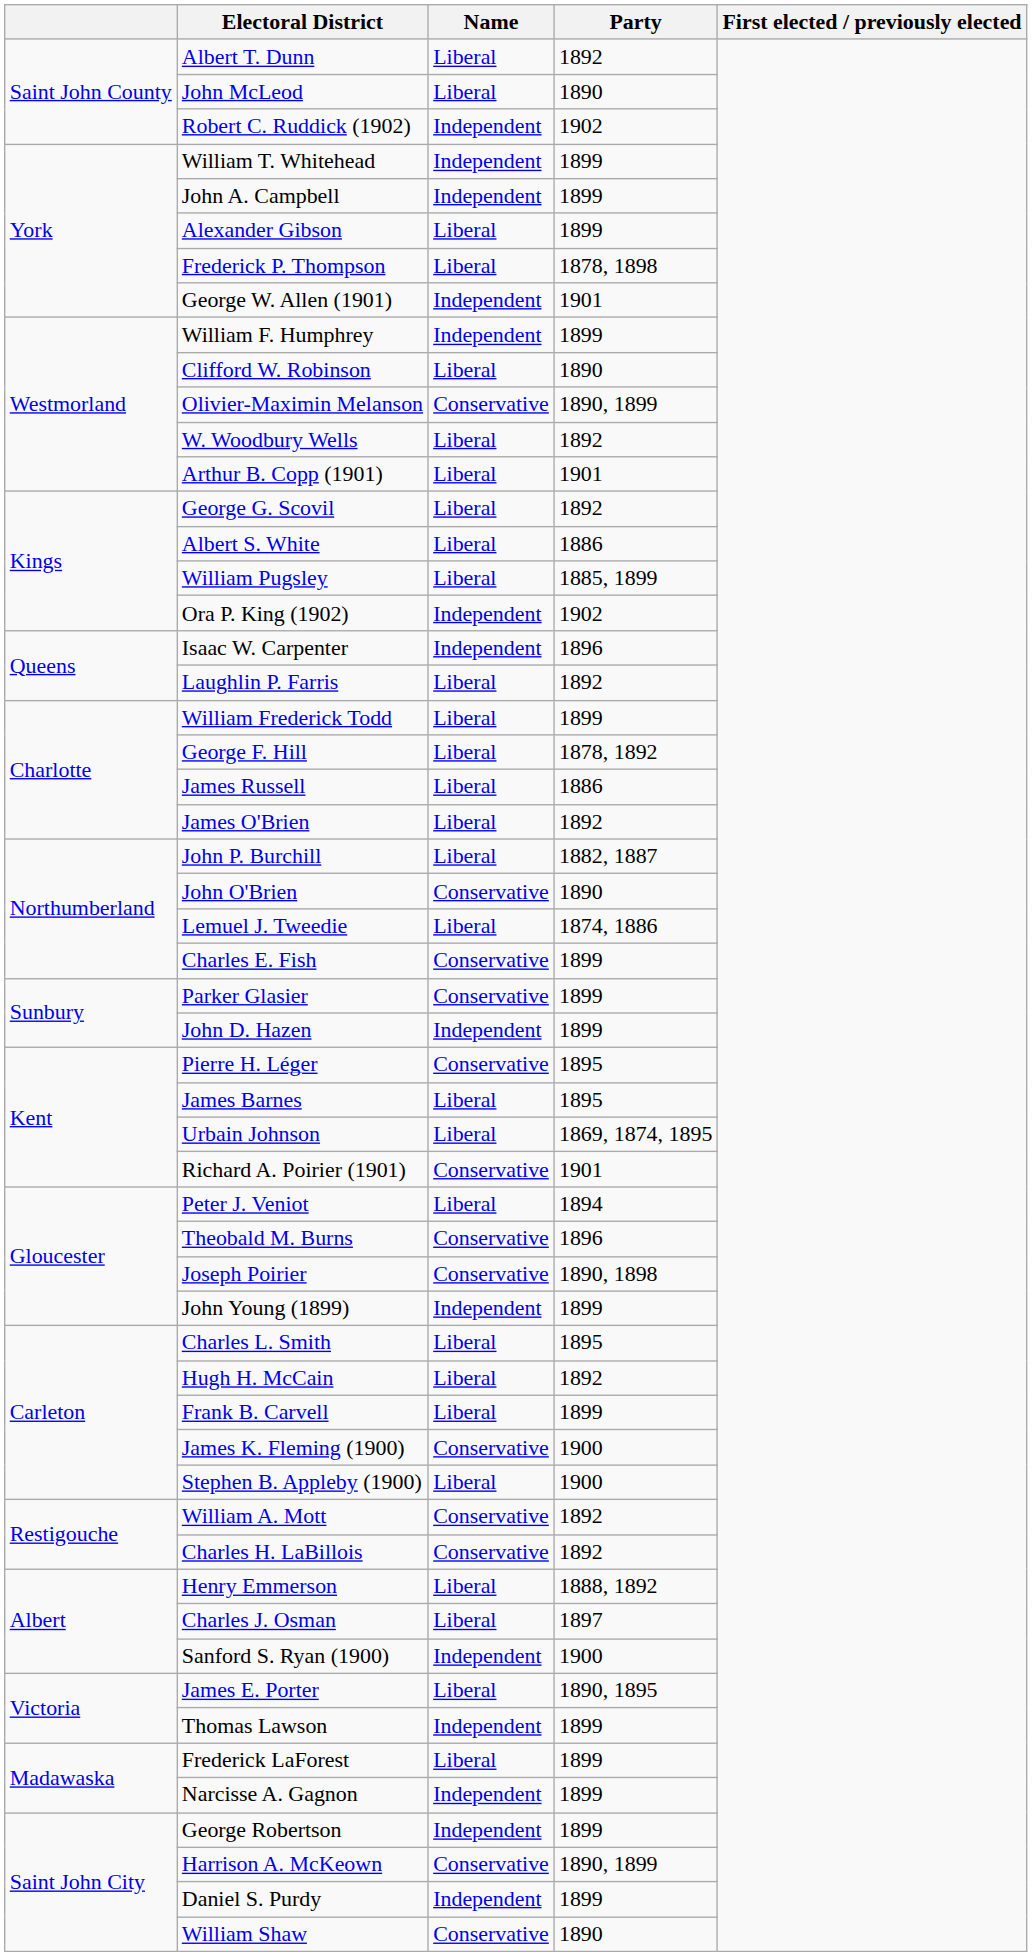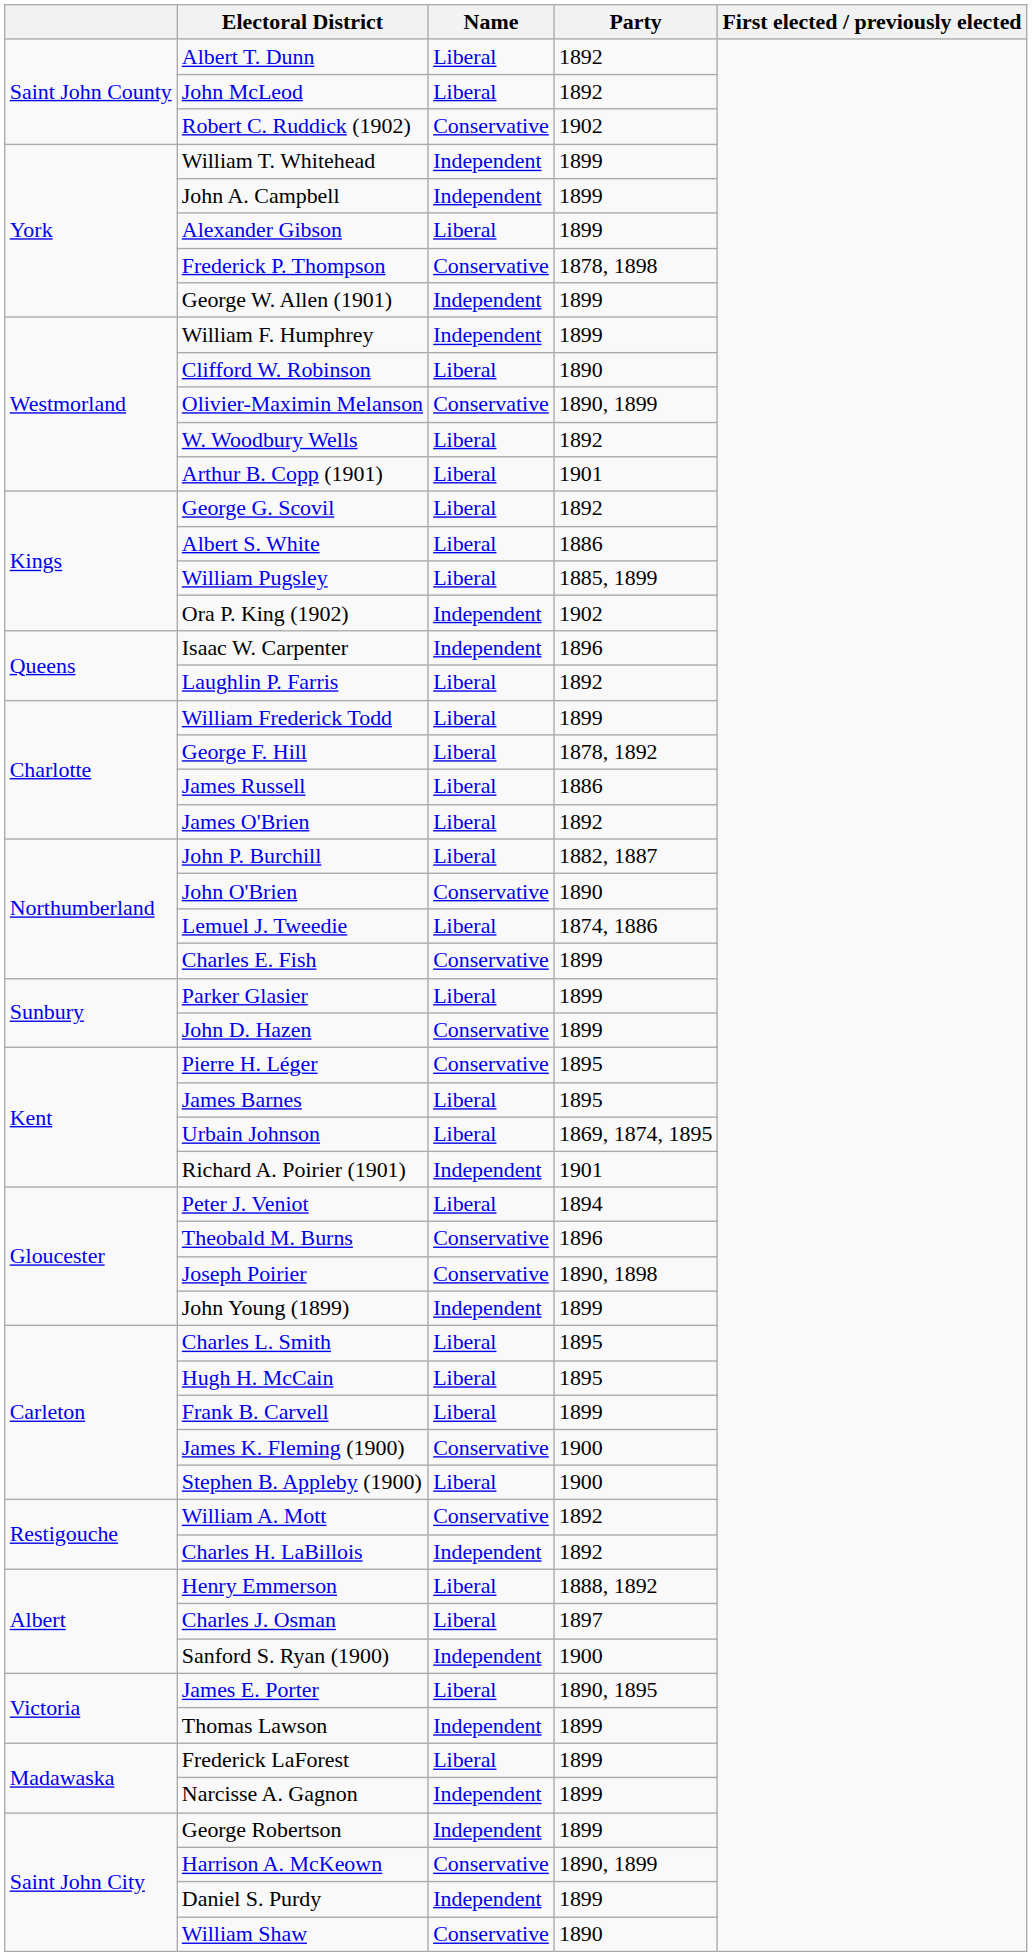(581, 91) 1890 -> (581, 91) 1892
(487, 126) Independent -> (491, 126) Conservative
(465, 265) Liberal -> (491, 265) Conservative
(581, 299) 1901 -> (581, 299) 1899
(491, 995) Conservative -> (465, 995) Liberal
(487, 1030) Independent -> (491, 1030) Conservative
(491, 1169) Conservative -> (487, 1169) Independent
(581, 1377) 1892 -> (581, 1377) 1895
(491, 1551) Conservative -> (487, 1551) Independent
